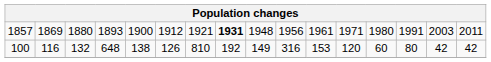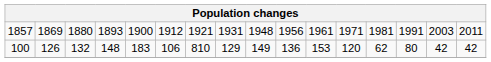(231, 31) bold -> (231, 31) normal
(381, 31) 1980 -> (381, 31) 1981
(50, 48) 116 -> (50, 48) 126
(110, 48) 648 -> (110, 48) 148
(141, 48) 138 -> (141, 48) 183
(171, 48) 126 -> (171, 48) 106
(231, 48) 192 -> (231, 48) 129
(291, 48) 316 -> (291, 48) 136
(381, 48) 60 -> (381, 48) 62
